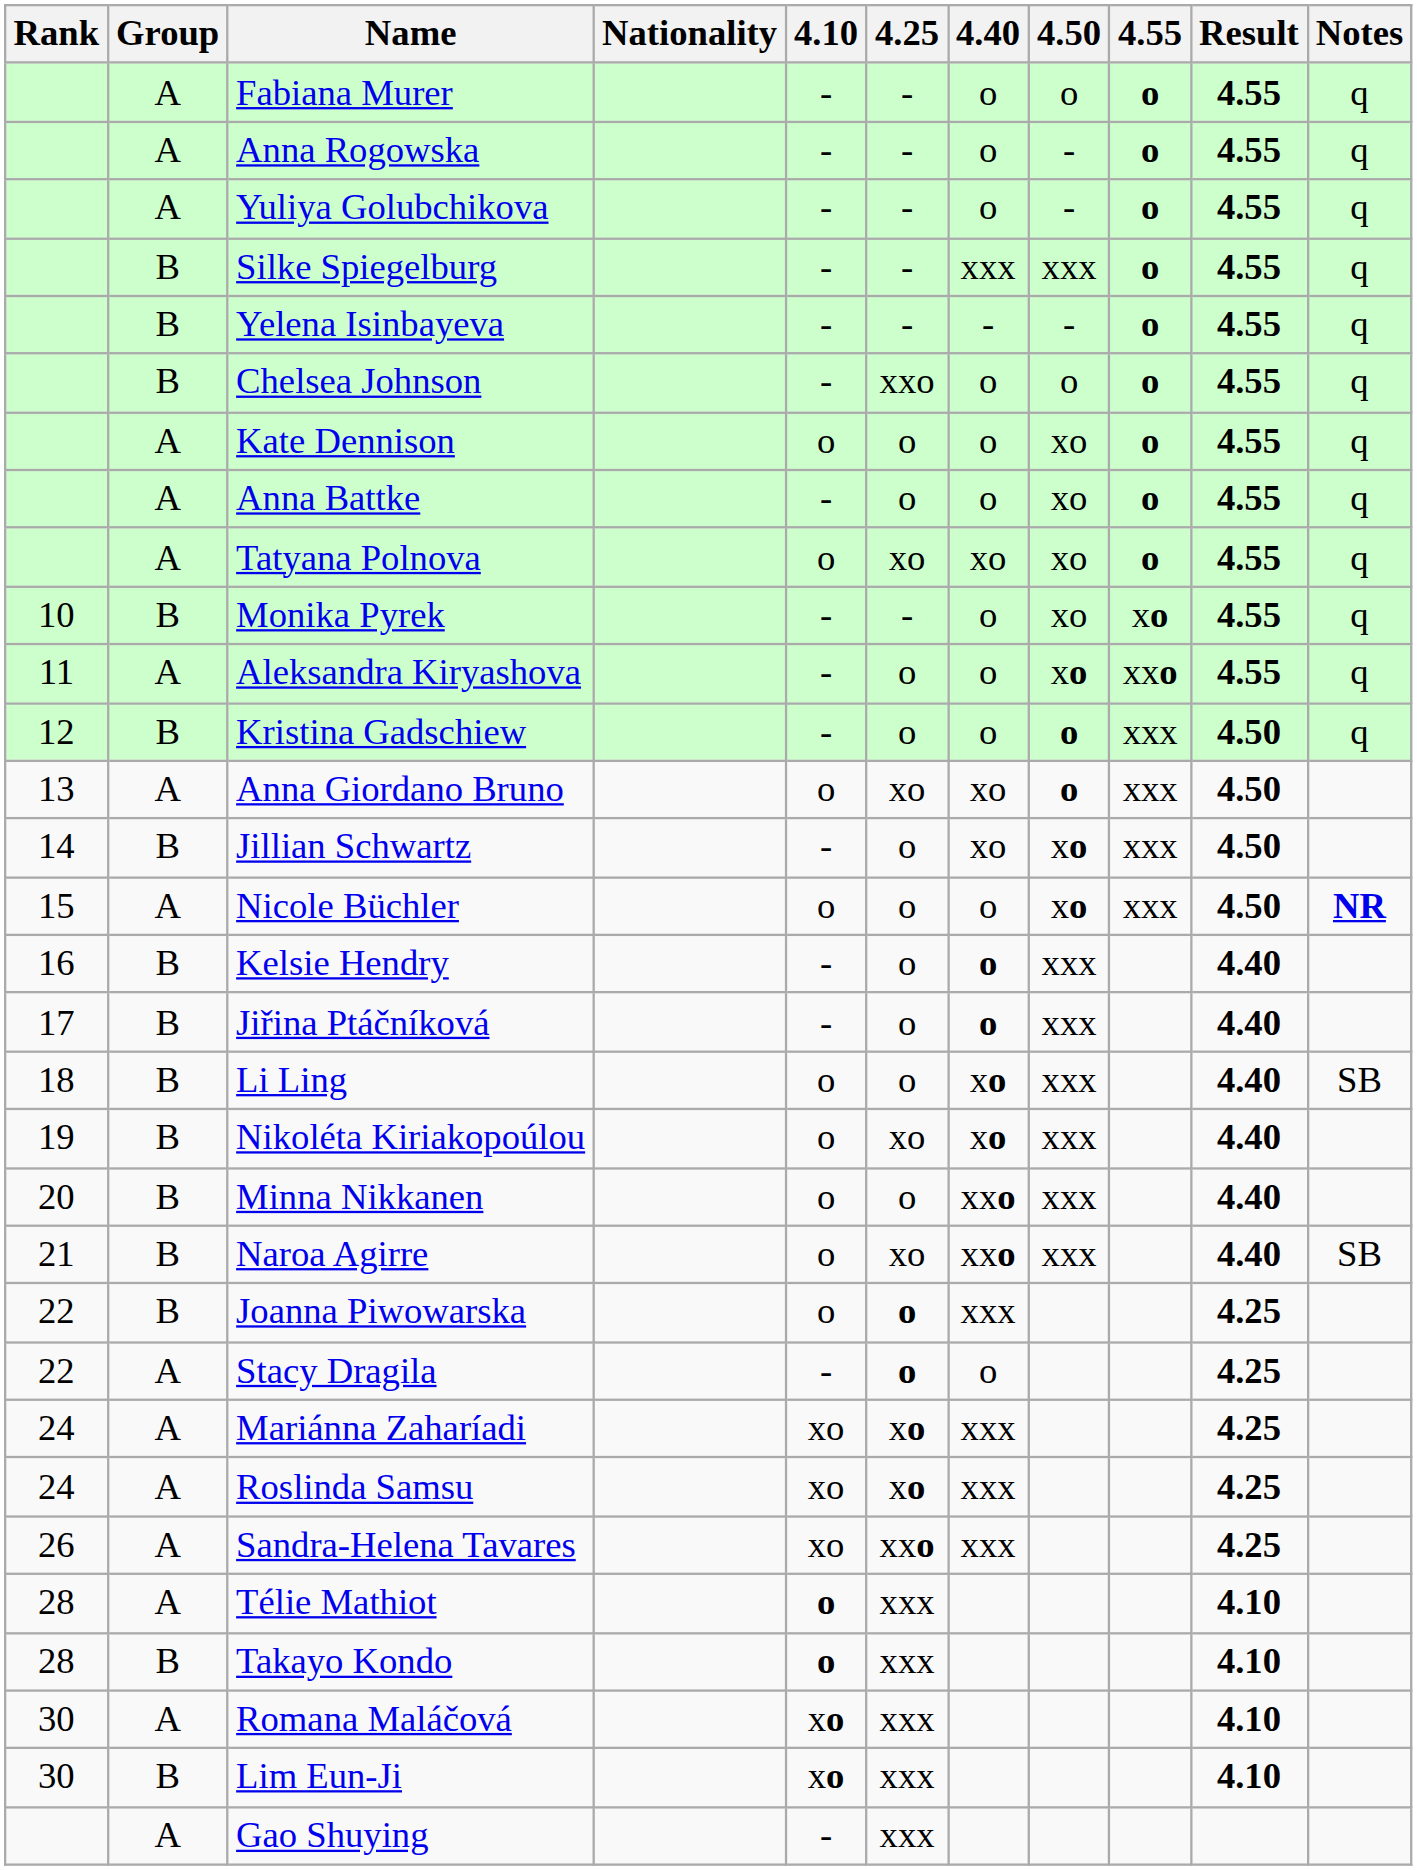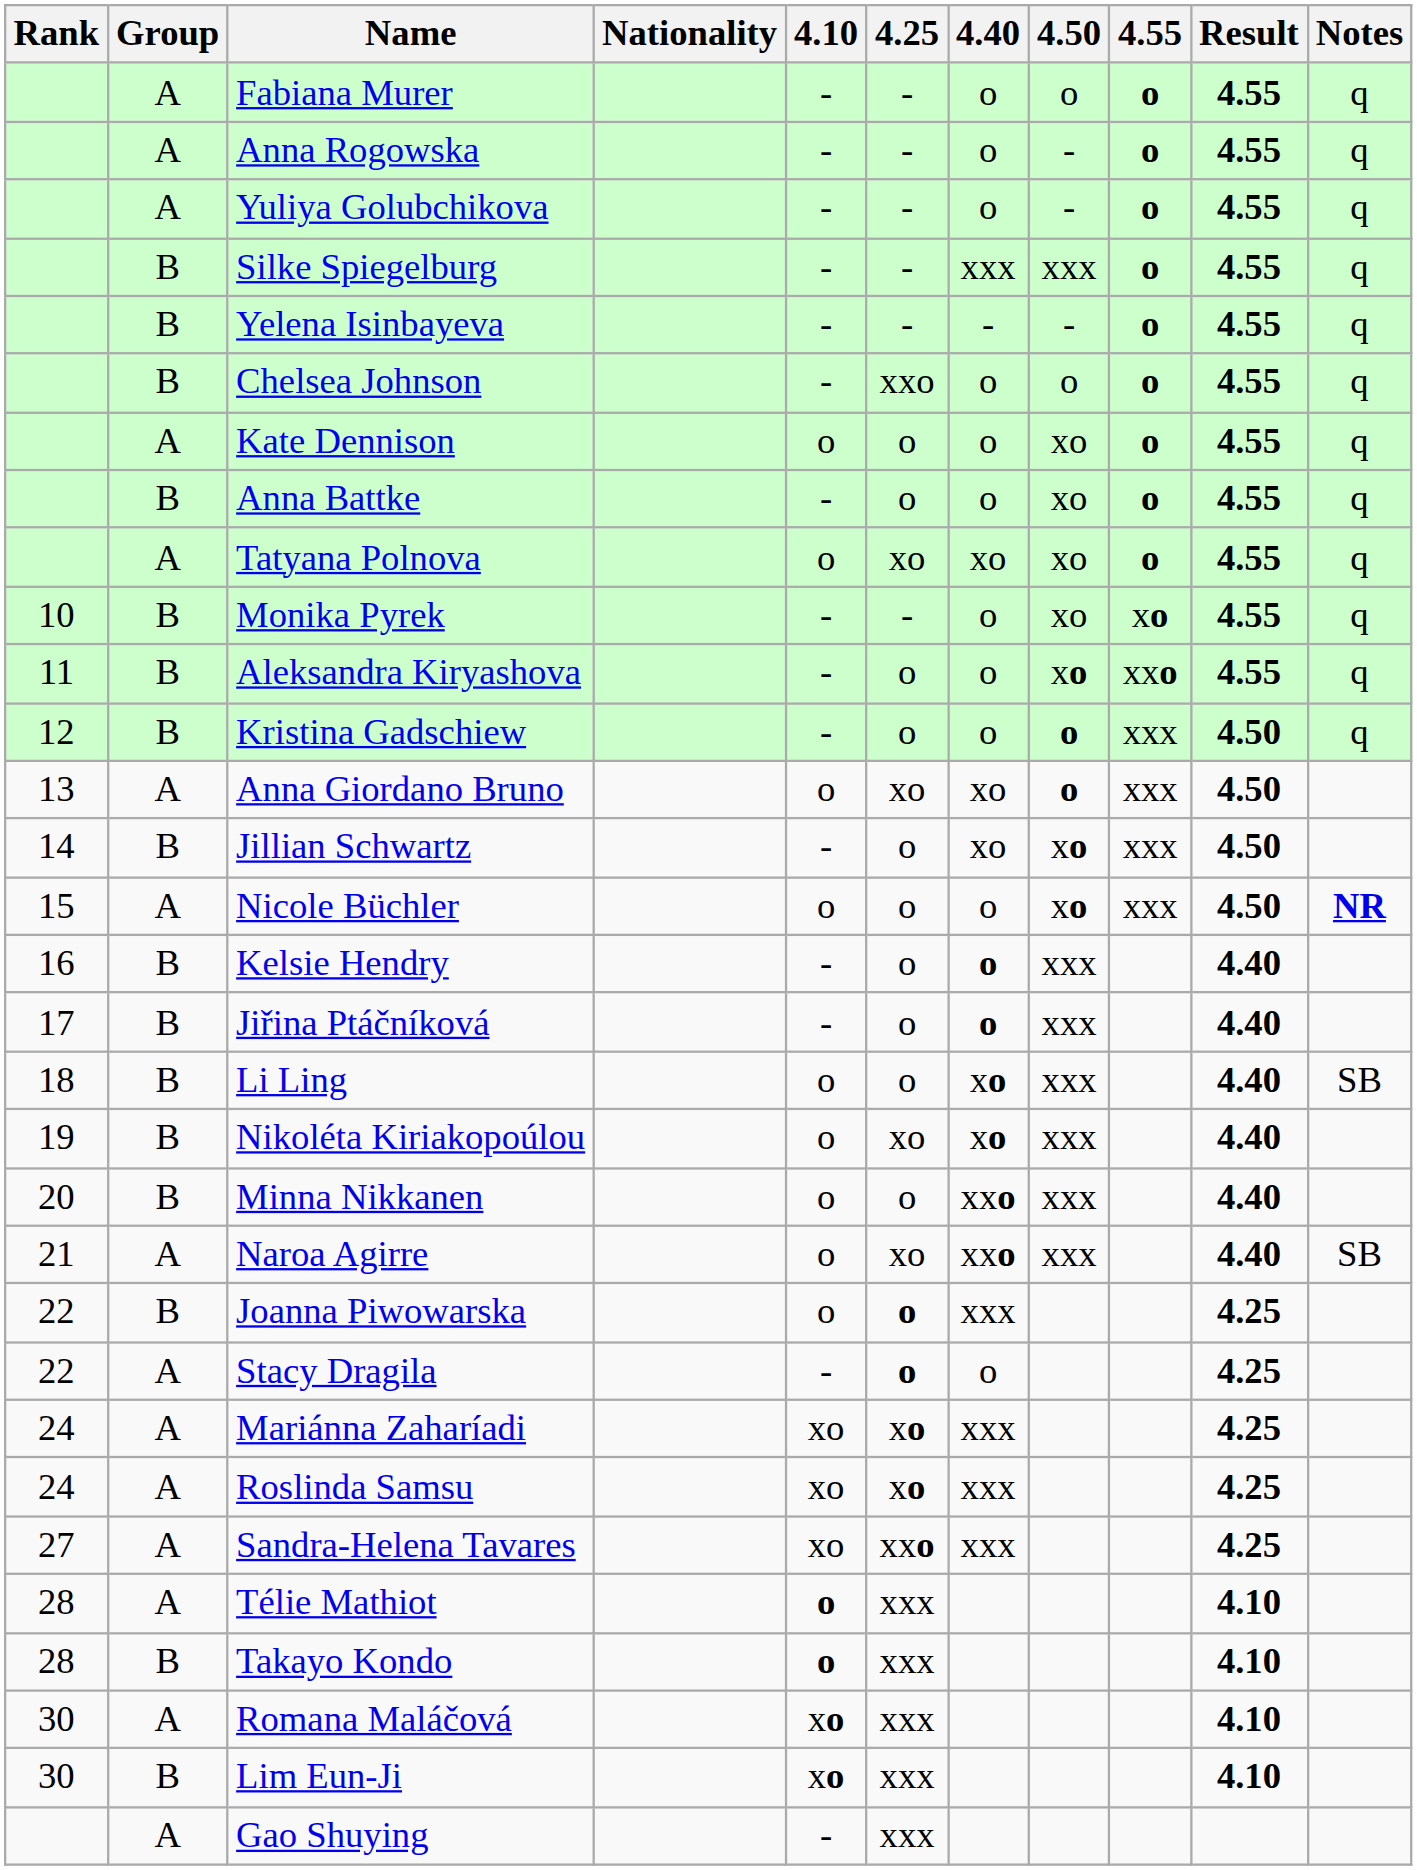(168, 498) A -> (168, 498) B
(168, 672) A -> (168, 672) B
(168, 1253) B -> (168, 1253) A
(56, 1544) 26 -> (56, 1544) 27
